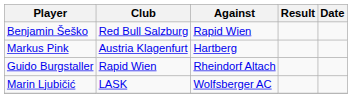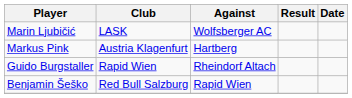rows swapped: (41, 84) <-> (47, 31)
